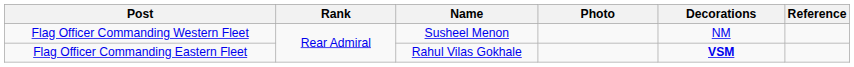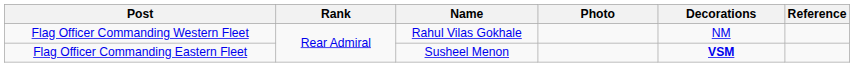(467, 33) Susheel Menon -> (467, 33) Rahul Vilas Gokhale
(467, 52) Rahul Vilas Gokhale -> (467, 52) Susheel Menon
